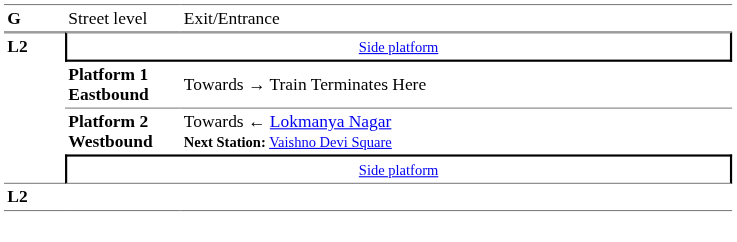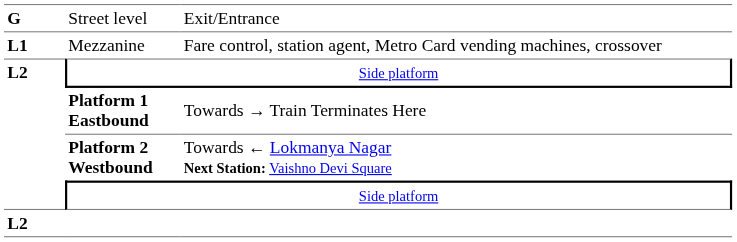+ row: (107, 45)
